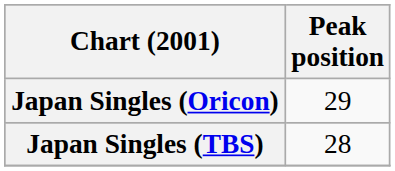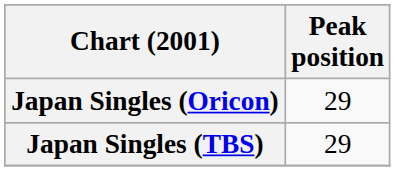(338, 143) 28 -> (338, 143) 29
